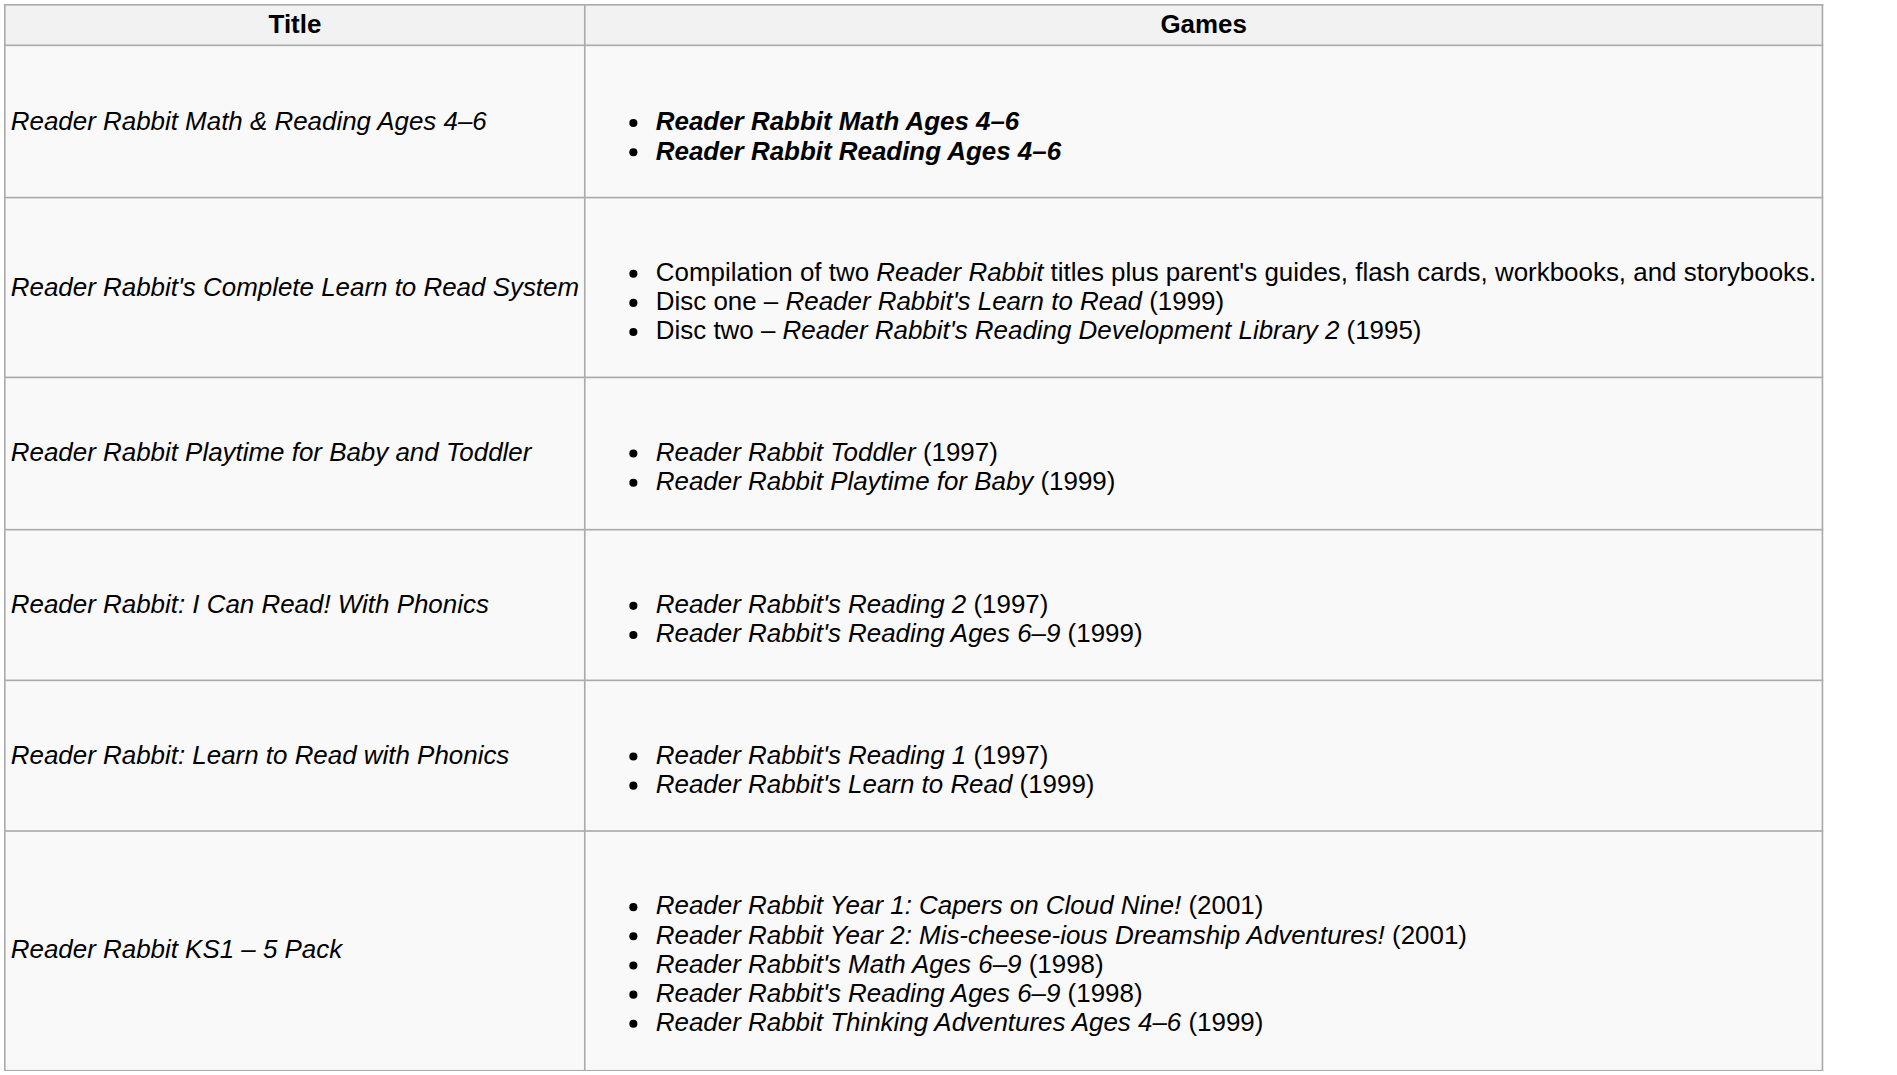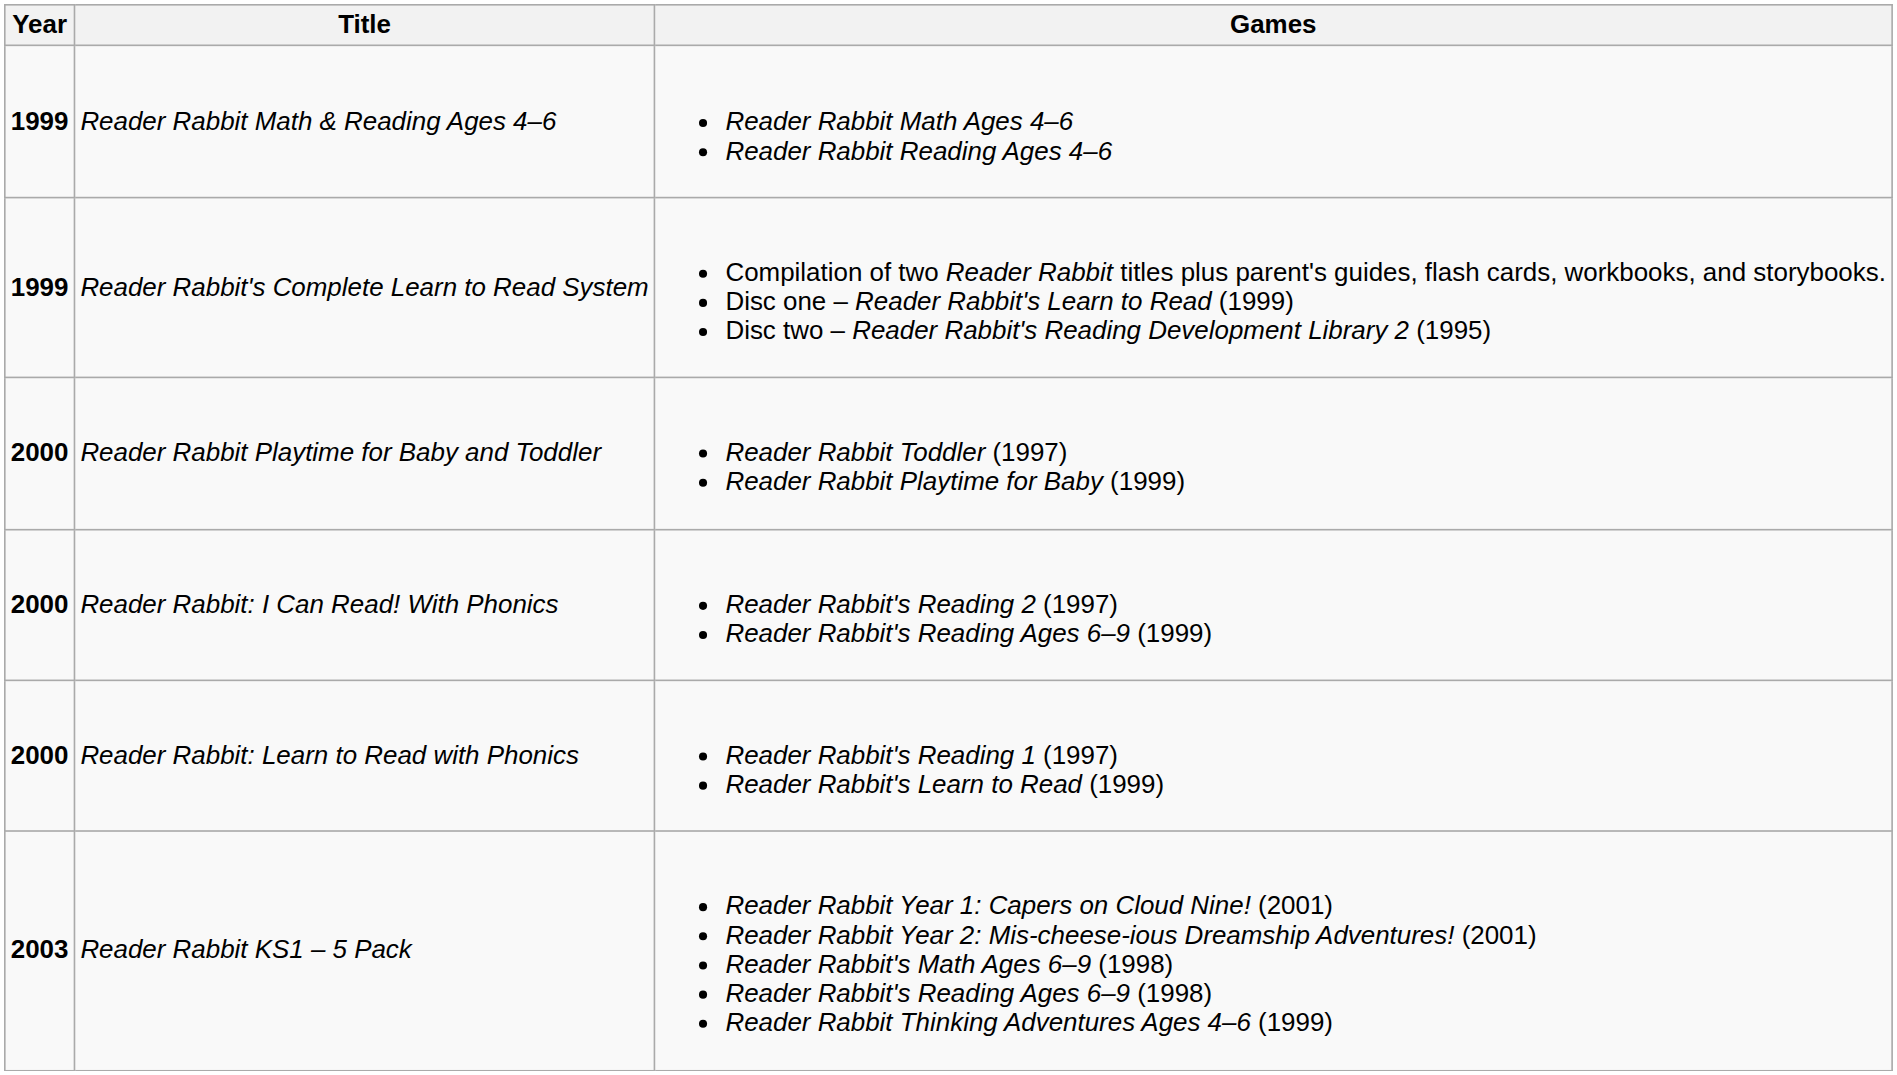+ column: (40, 25)
(1204, 136) bold -> (1273, 136) normal
